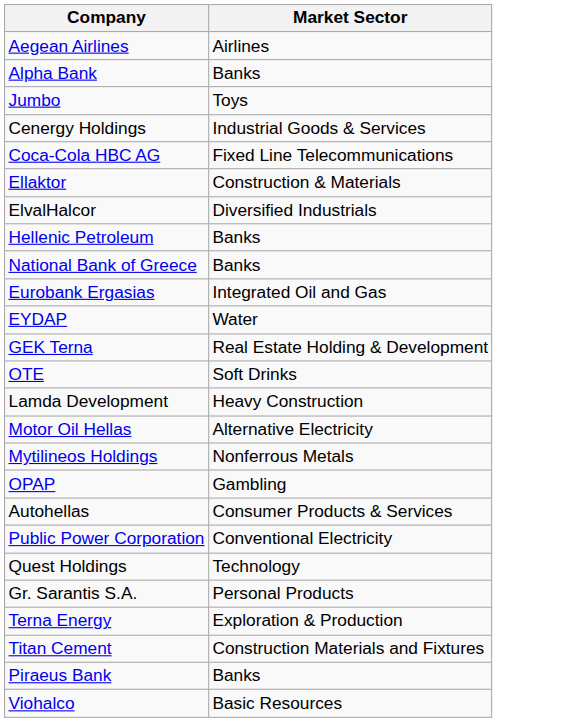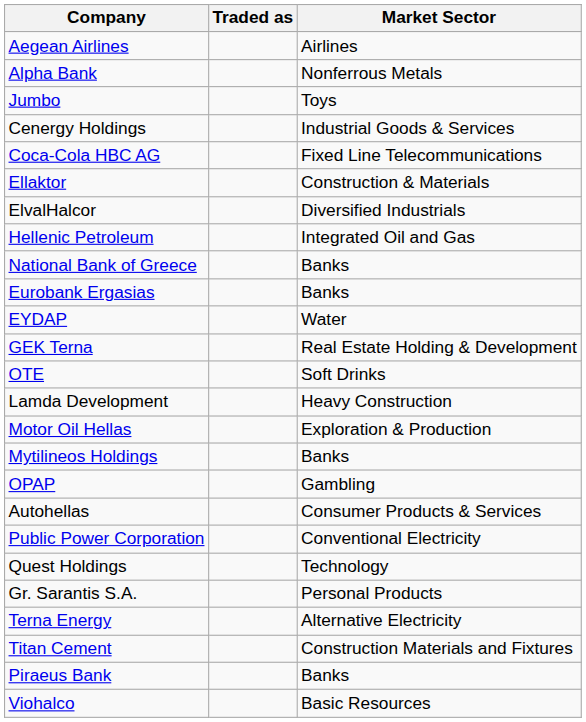+ column: (253, 18)
(236, 73) Banks -> (372, 73) Nonferrous Metals
(236, 237) Banks -> (388, 237) Integrated Oil and Gas
(299, 292) Integrated Oil and Gas -> (325, 292) Banks
(293, 429) Alternative Electricity -> (396, 429) Exploration & Production
(283, 456) Nonferrous Metals -> (325, 456) Banks
(308, 621) Exploration & Production -> (381, 621) Alternative Electricity
